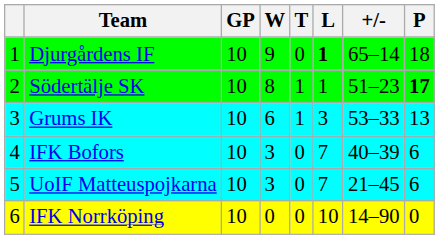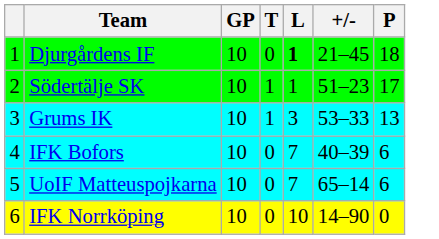- column: (275, 20)
(374, 53) 65–14 -> (344, 53) 21–45
(419, 86) bold -> (389, 86) normal
(374, 184) 21–45 -> (344, 184) 65–14
